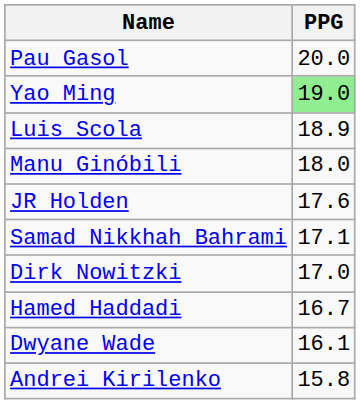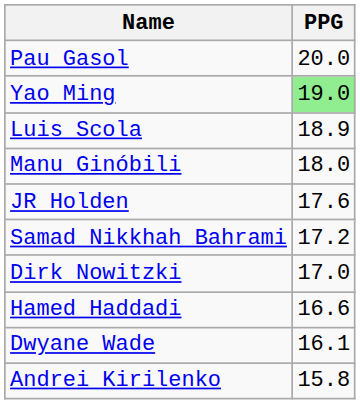(324, 238) 17.1 -> (324, 238) 17.2
(324, 309) 16.7 -> (324, 309) 16.6
